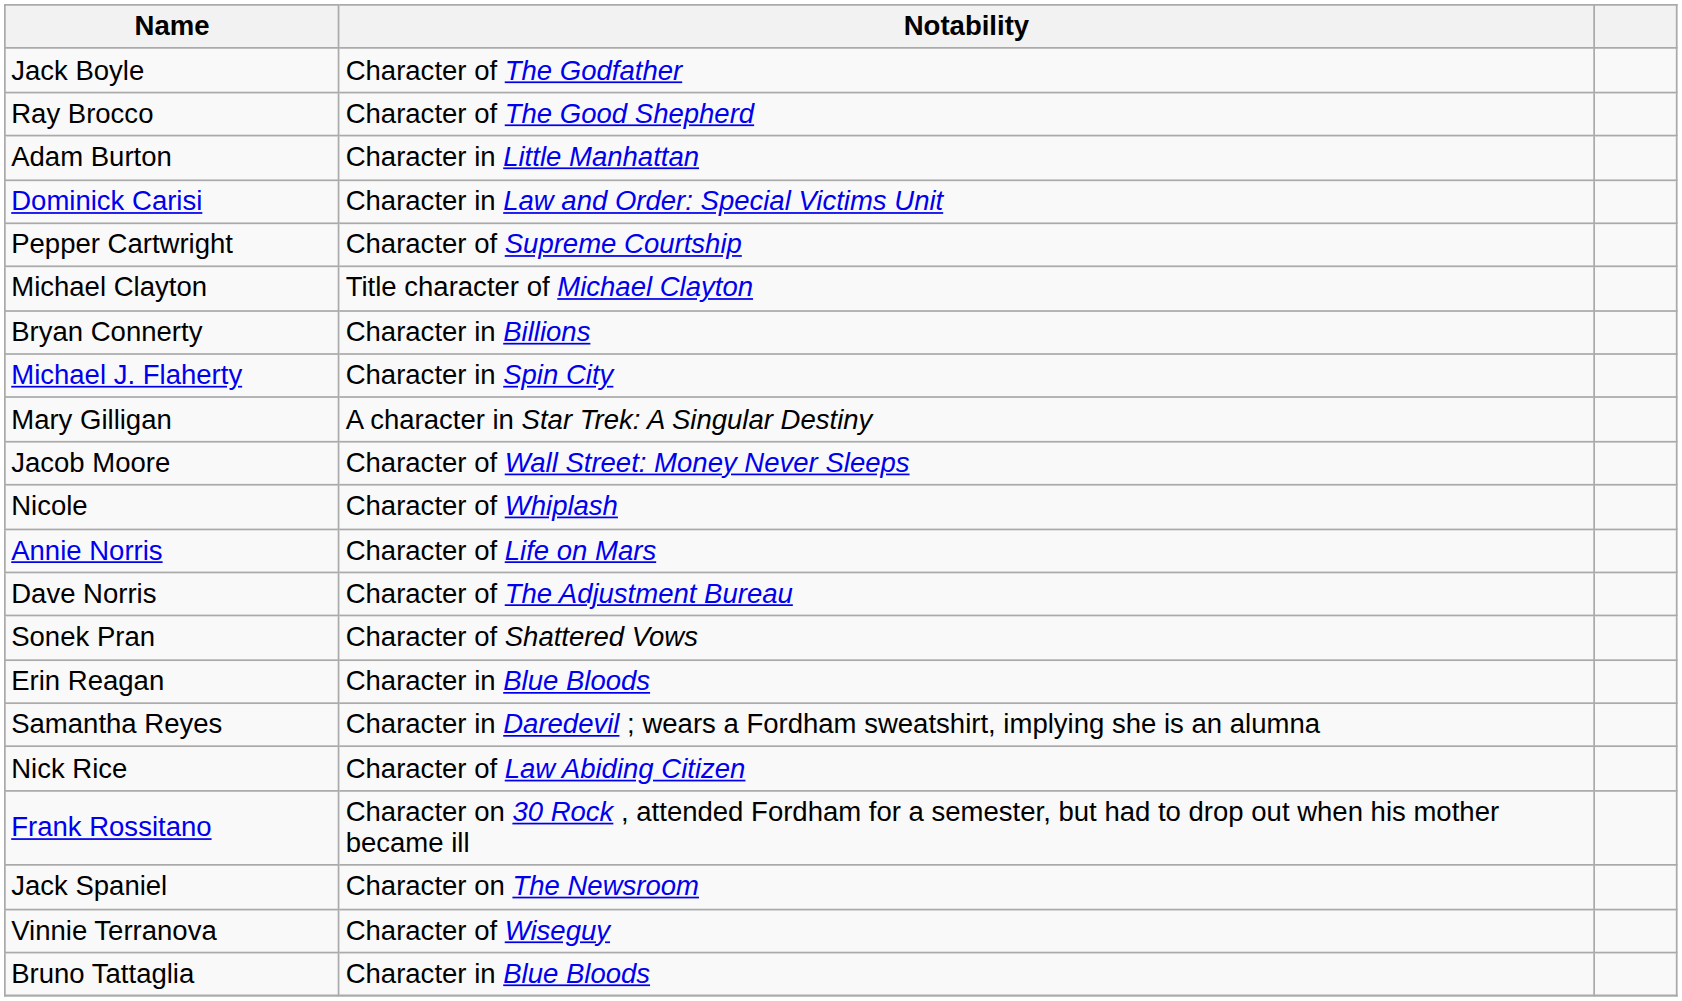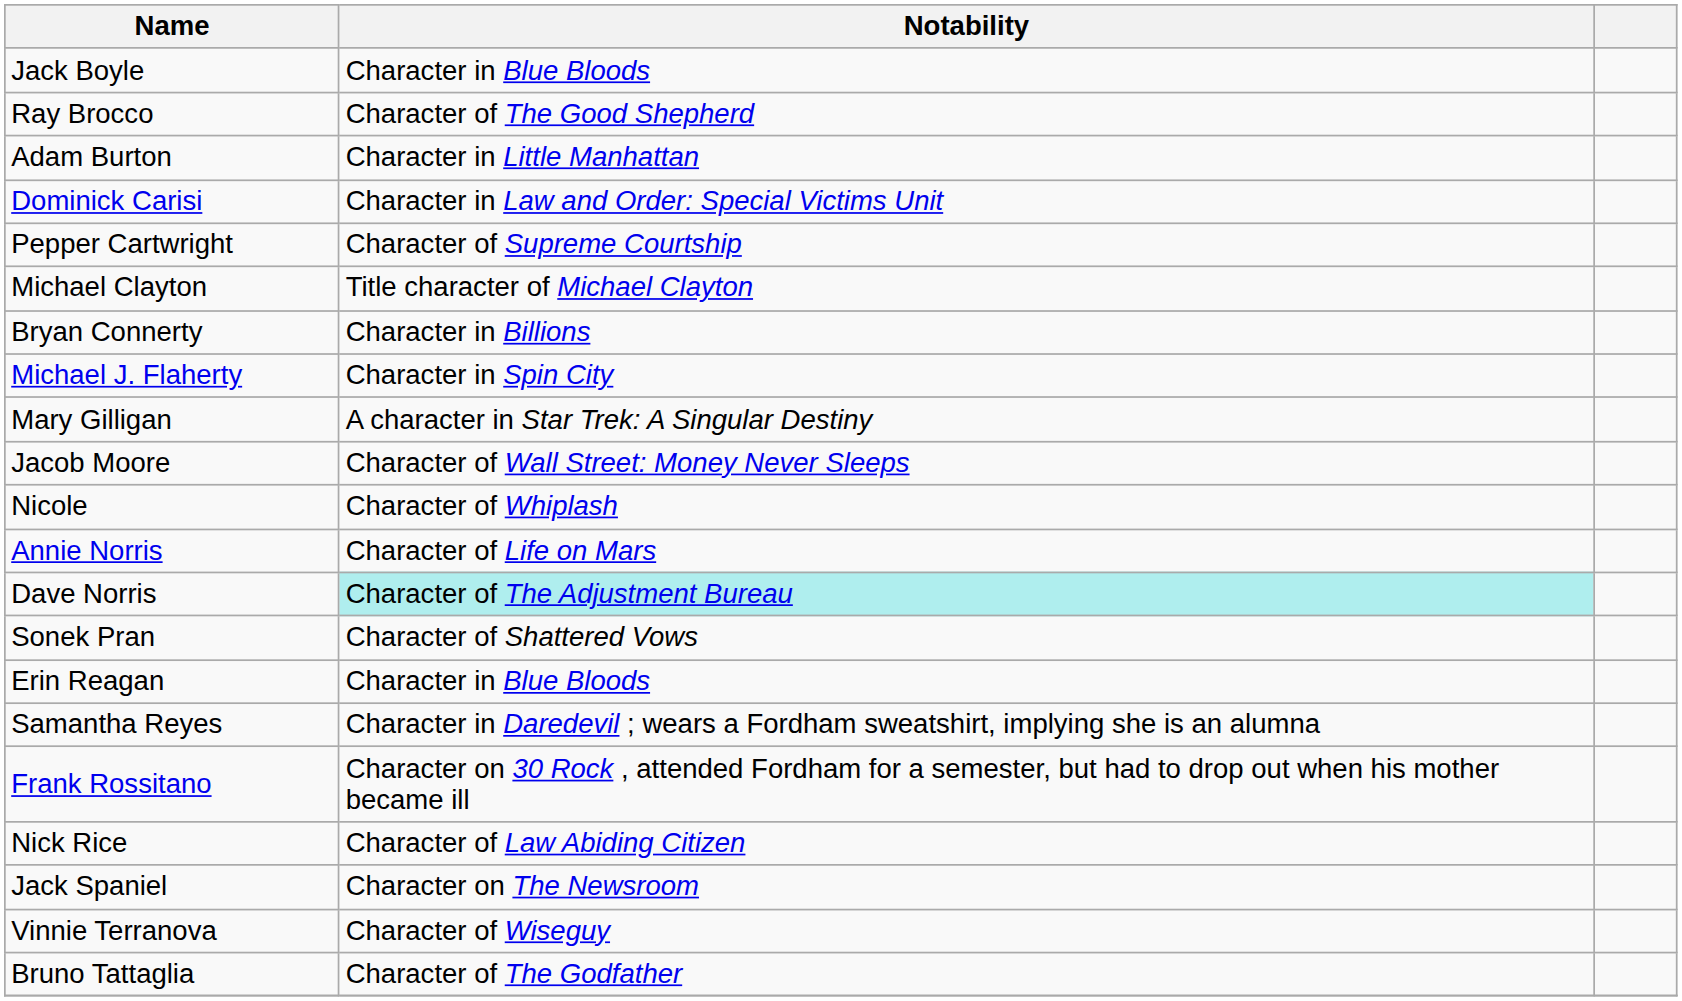(514, 69) Character of The Godfather -> (498, 69) Character in Blue Bloods
(569, 593) no background -> (569, 593) paleturquoise background
rows swapped: (69, 768) <-> (111, 827)
(498, 973) Character in Blue Bloods -> (514, 973) Character of The Godfather
